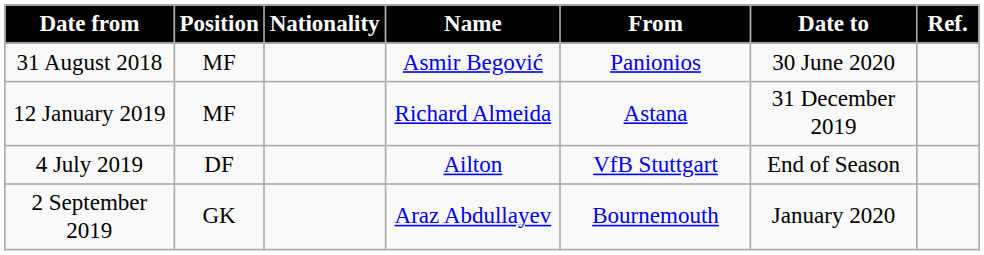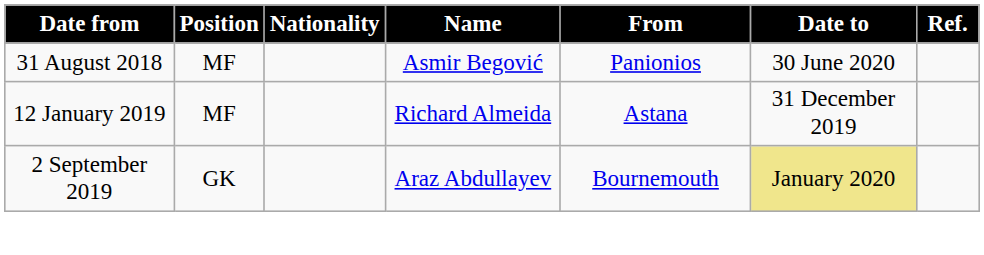- row: (89, 165)
(834, 216) no background -> (834, 178) khaki background
